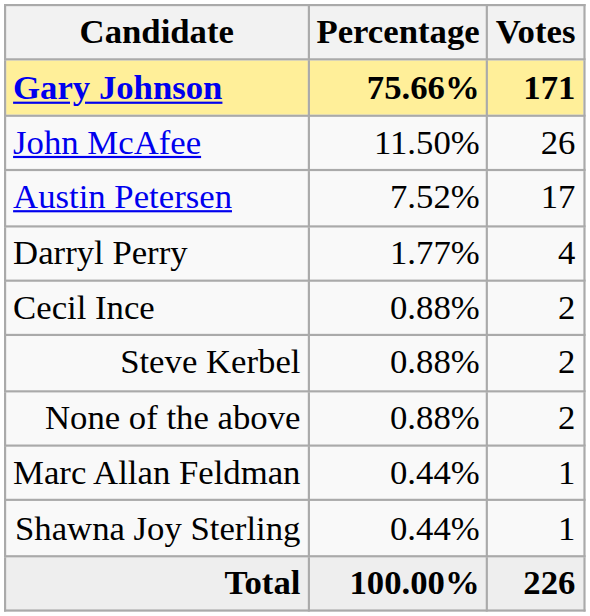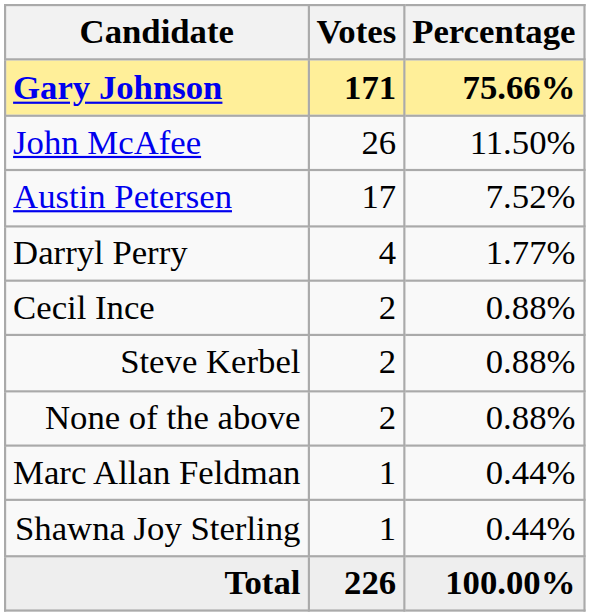columns swapped: (536, 32) <-> (398, 32)
